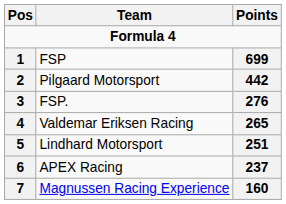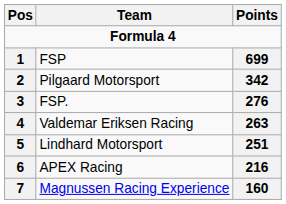(257, 80) 442 -> (257, 80) 342
(257, 123) 265 -> (257, 123) 263
(257, 166) 237 -> (257, 166) 216
